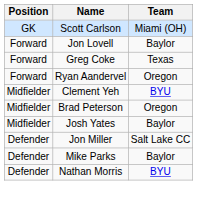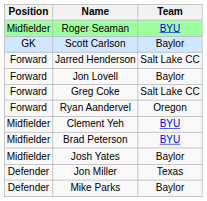+ row: (95, 28)
(160, 28) Miami (OH) -> (170, 44) Baylor
+ row: (95, 60)
(160, 60) Texas -> (170, 92) Salt Lake CC
(160, 108) Oregon -> (170, 140) BYU
(160, 140) Salt Lake CC -> (170, 172) Texas
- row: (91, 172)
